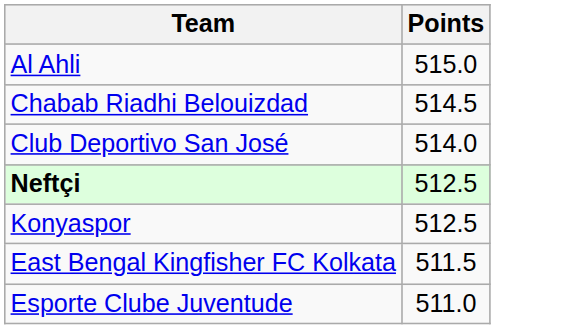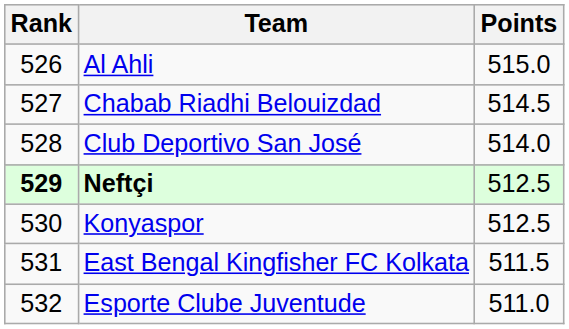+ column: (41, 24)
